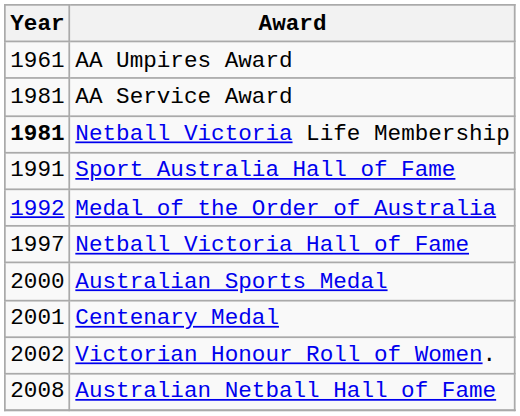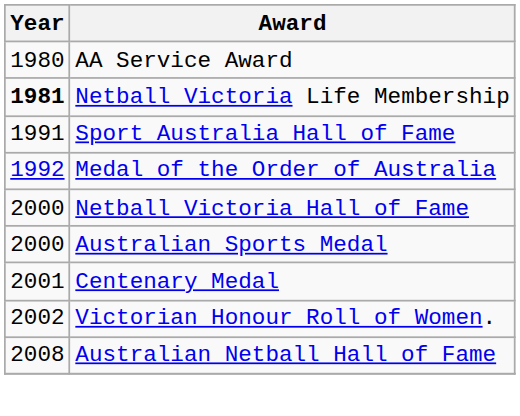- row: (184, 60)
(37, 97) 1981 -> (37, 60) 1980
(37, 245) 1997 -> (37, 208) 2000
